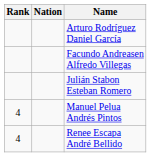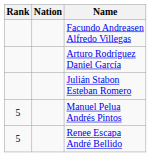rows swapped: (105, 59) <-> (101, 33)
(18, 112) 4 -> (18, 112) 5
(18, 139) 4 -> (18, 139) 5
